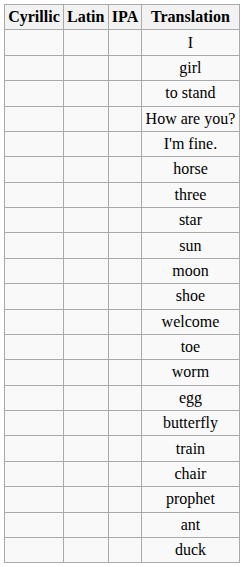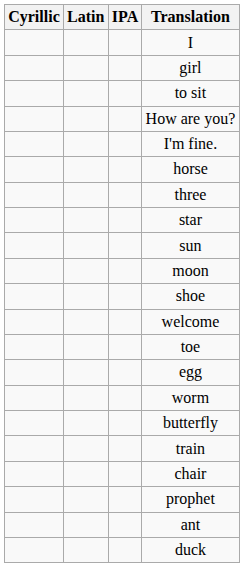+ row: (190, 93)
- row: (190, 93)
rows swapped: (190, 372) <-> (190, 397)
